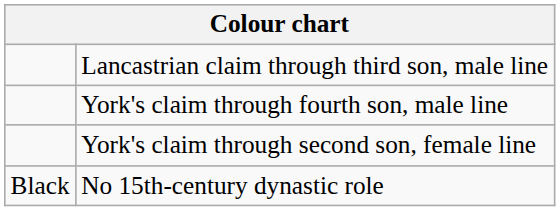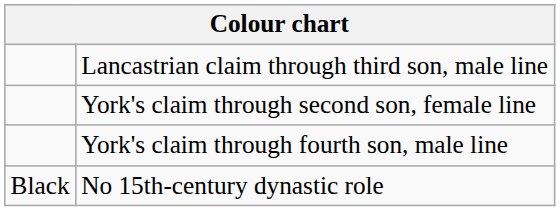rows swapped: (309, 144) <-> (295, 104)
